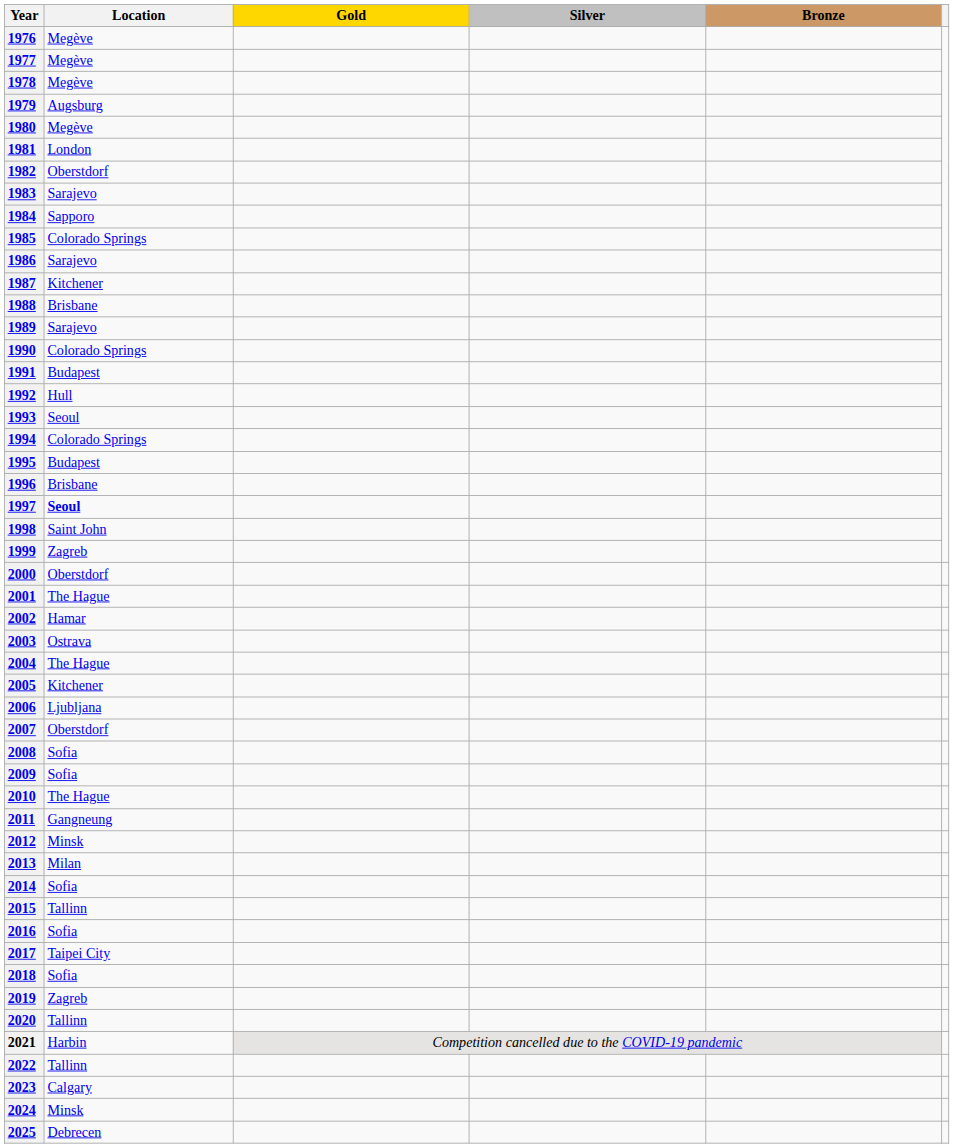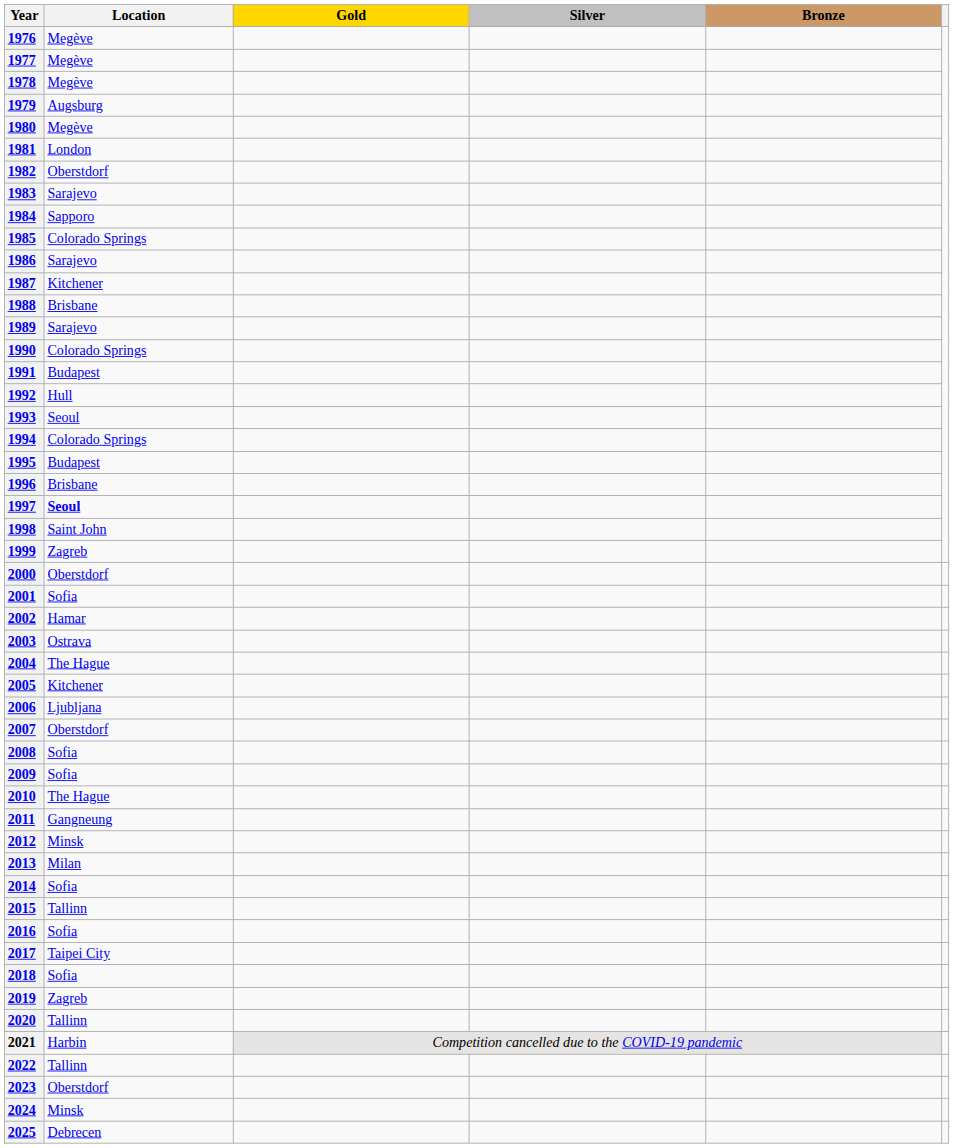(79, 596) The Hague -> (62, 596) Sofia
(70, 1087) Calgary -> (78, 1087) Oberstdorf
